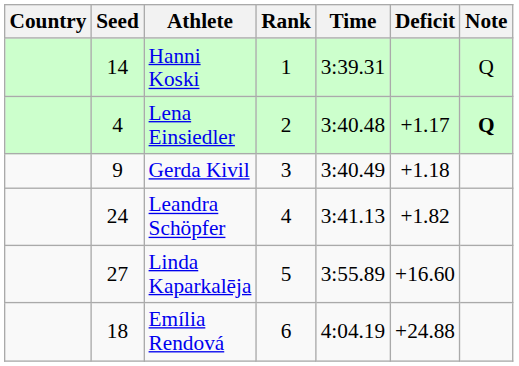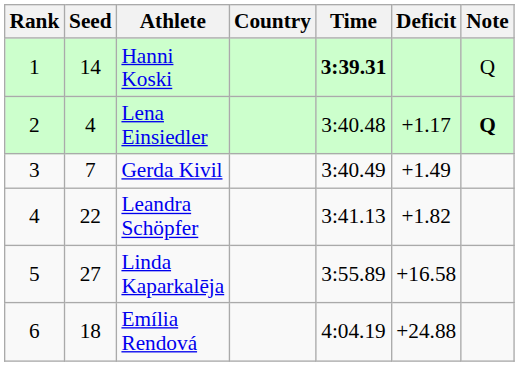columns swapped: (286, 21) <-> (48, 21)
(353, 67) normal -> (353, 67) bold
(118, 170) 9 -> (90, 170) 7
(425, 170) +1.18 -> (426, 170) +1.49
(118, 216) 24 -> (90, 216) 22
(425, 273) +16.60 -> (426, 273) +16.58
